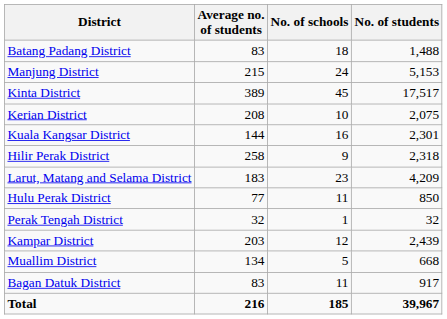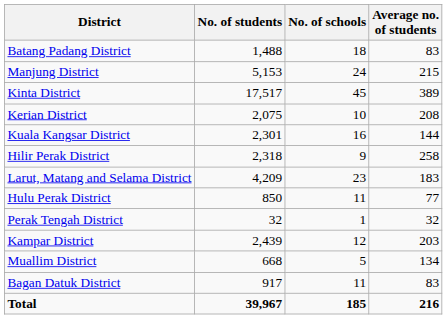columns swapped: (397, 22) <-> (231, 22)
